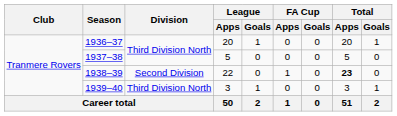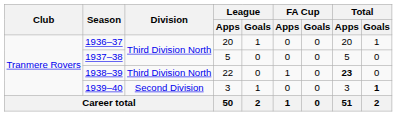(169, 73) Second Division -> (169, 73) Third Division North
(169, 88) Third Division North -> (169, 88) Second Division
(377, 88) normal -> (377, 88) bold
